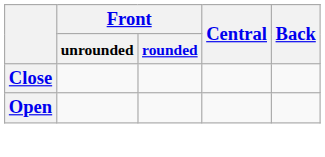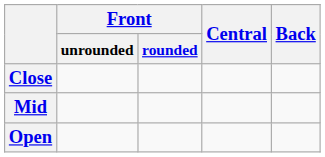+ row: (31, 107)
